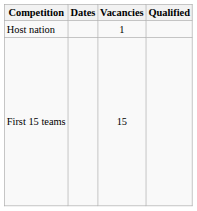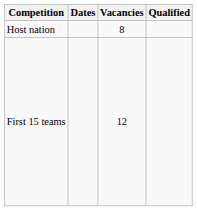(122, 29) 1 -> (122, 29) 8
(122, 121) 15 -> (122, 121) 12
